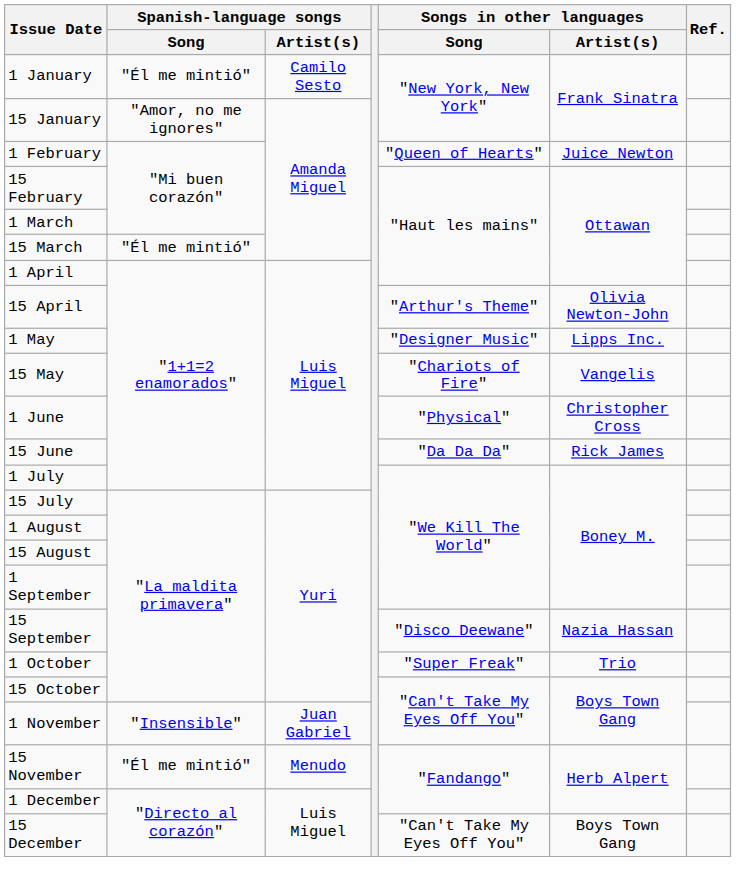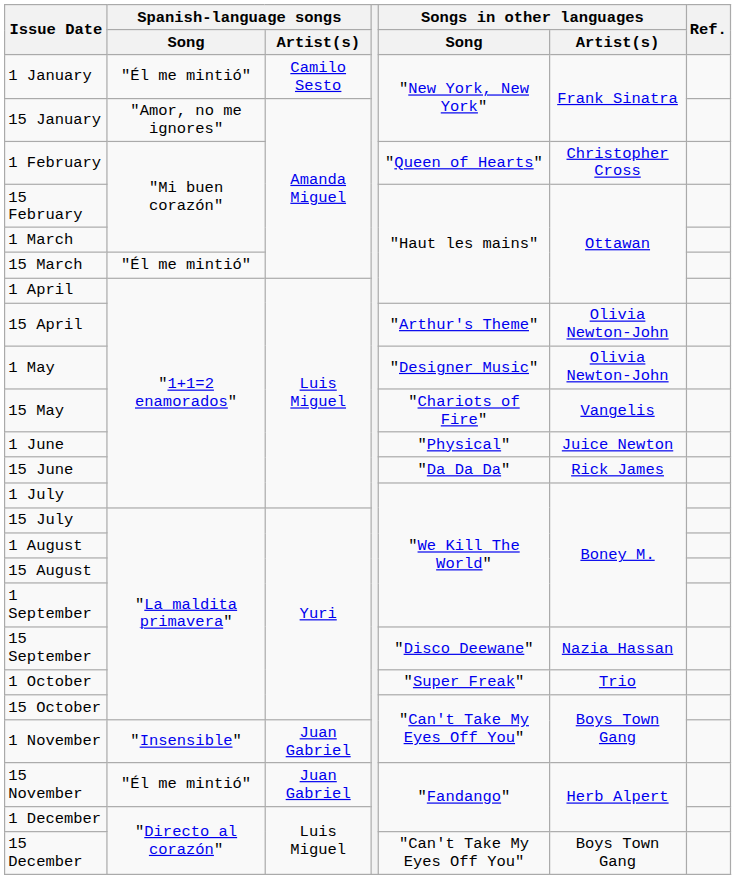(618, 154) Juice Newton -> (618, 163) Christopher Cross
(618, 341) Lipps Inc. -> (618, 368) Olivia Newton-John
(618, 418) Christopher Cross -> (618, 445) Juice Newton
(318, 767) Menudo -> (318, 785) Juan Gabriel
